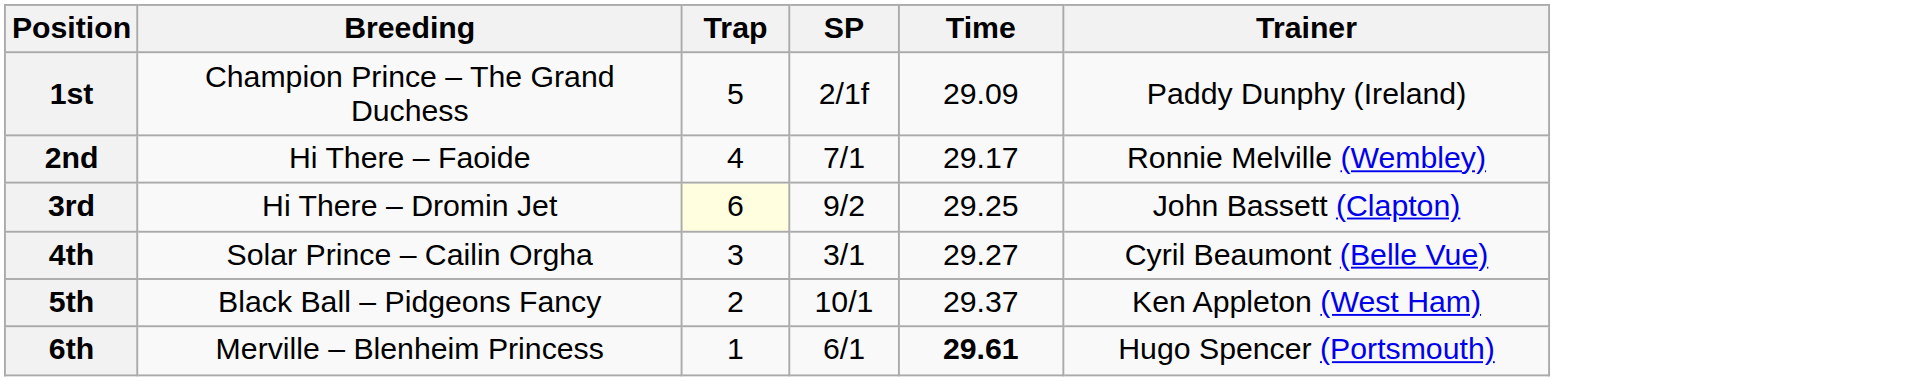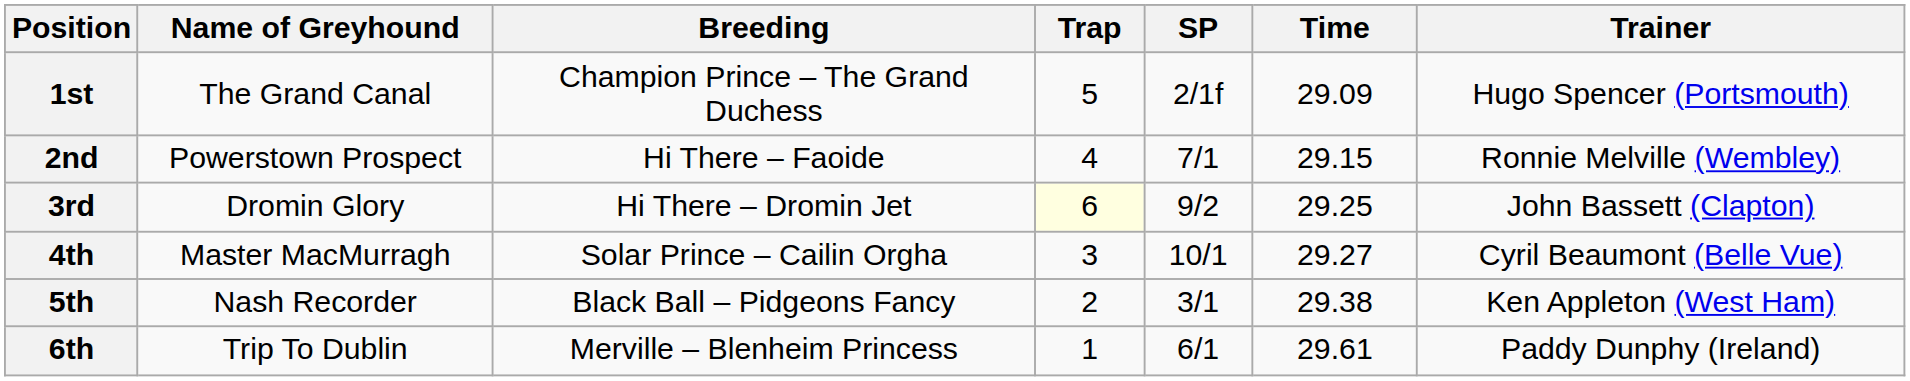+ column: (315, 28)
(1307, 93) Paddy Dunphy (Ireland) -> (1661, 93) Hugo Spencer (Portsmouth)
(981, 158) 29.17 -> (1335, 158) 29.15
(844, 254) 3/1 -> (1198, 254) 10/1
(844, 302) 10/1 -> (1198, 302) 3/1
(981, 302) 29.37 -> (1335, 302) 29.38
(981, 350) bold -> (1335, 350) normal
(1307, 350) Hugo Spencer (Portsmouth) -> (1661, 350) Paddy Dunphy (Ireland)
